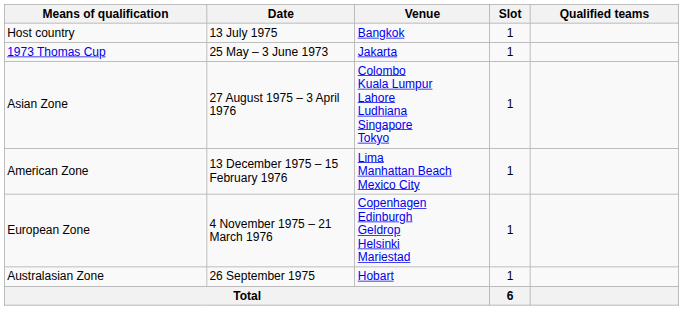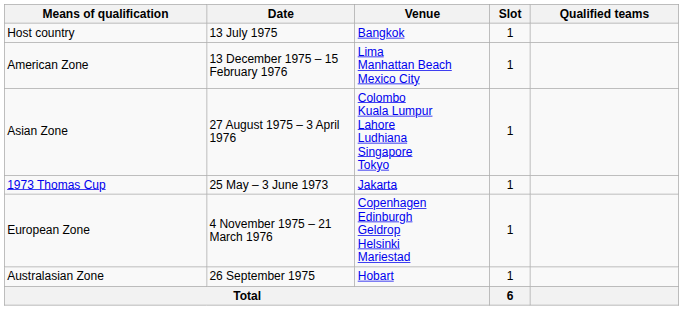rows swapped: (56, 52) <-> (48, 171)
